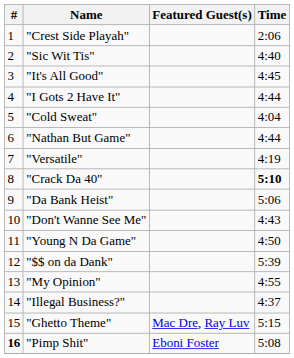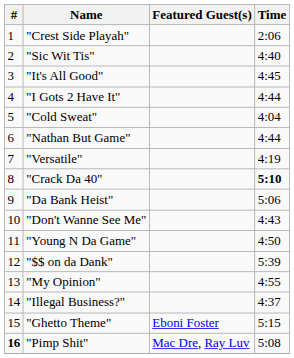(201, 323) Mac Dre, Ray Luv -> (186, 323) Eboni Foster
(186, 343) Eboni Foster -> (201, 343) Mac Dre, Ray Luv
